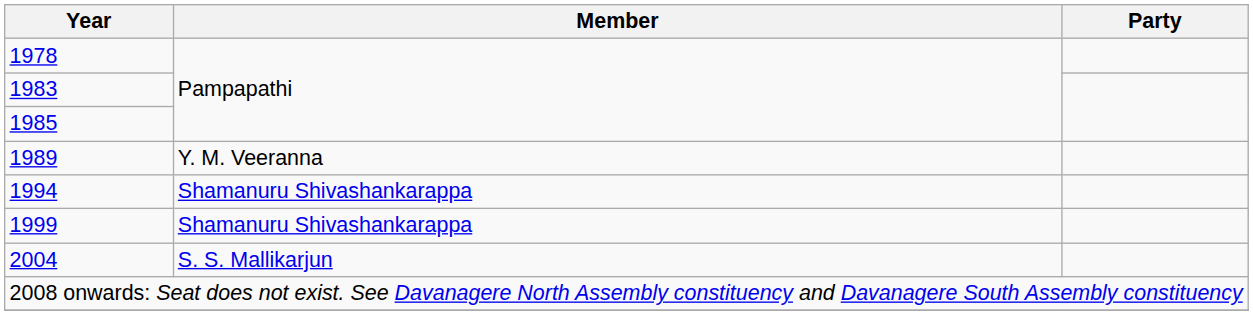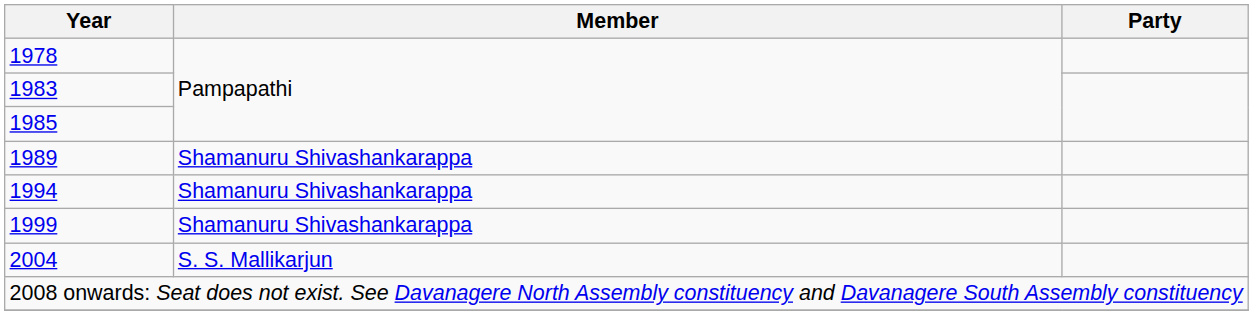(250, 157) Y. M. Veeranna -> (325, 157) Shamanuru Shivashankarappa
